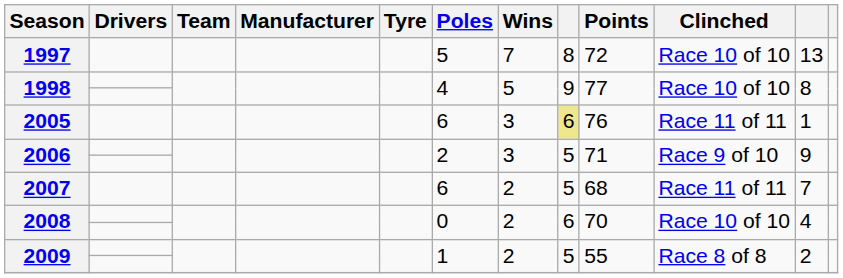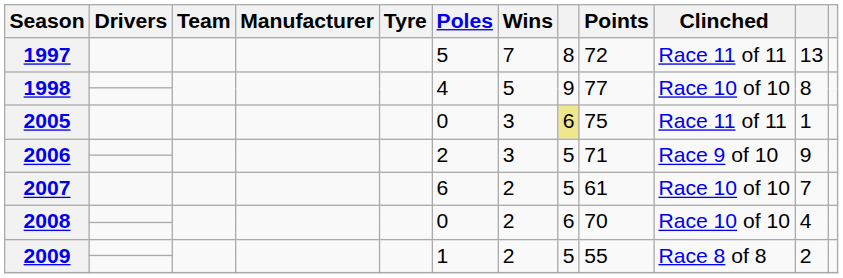(724, 54) Race 10 of 10 -> (723, 54) Race 11 of 11
(442, 121) 6 -> (442, 121) 0
(596, 121) 76 -> (596, 121) 75
(596, 188) 68 -> (596, 188) 61
(723, 188) Race 11 of 11 -> (724, 188) Race 10 of 10
